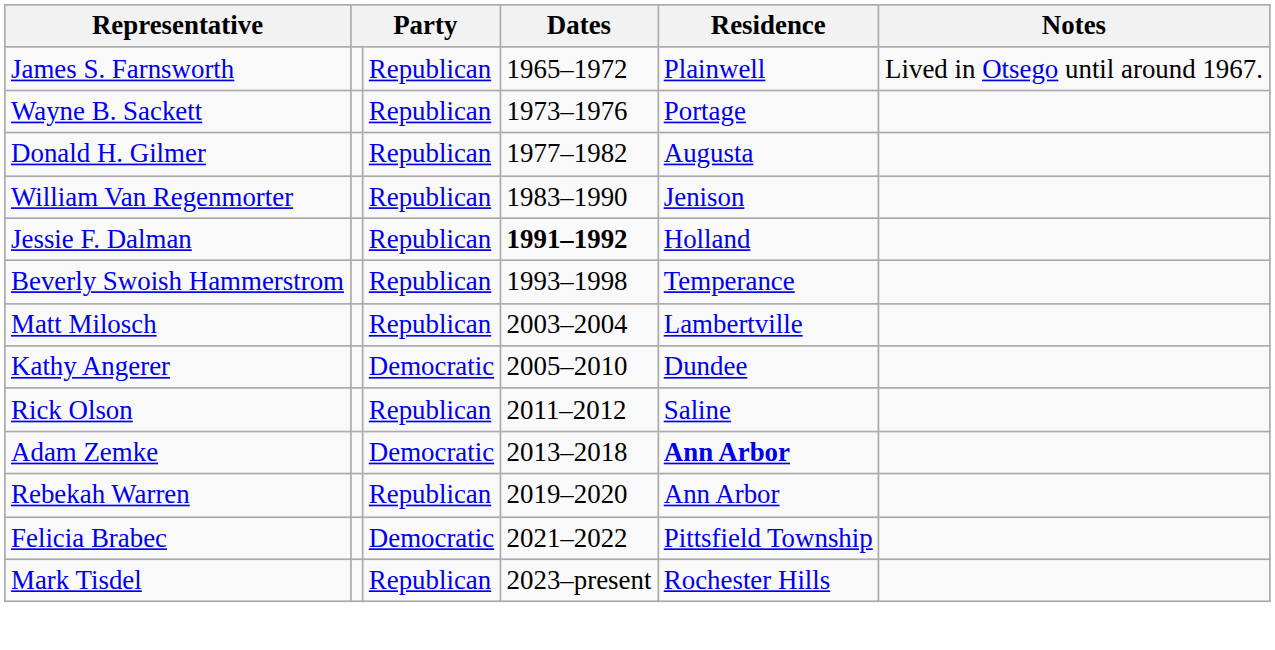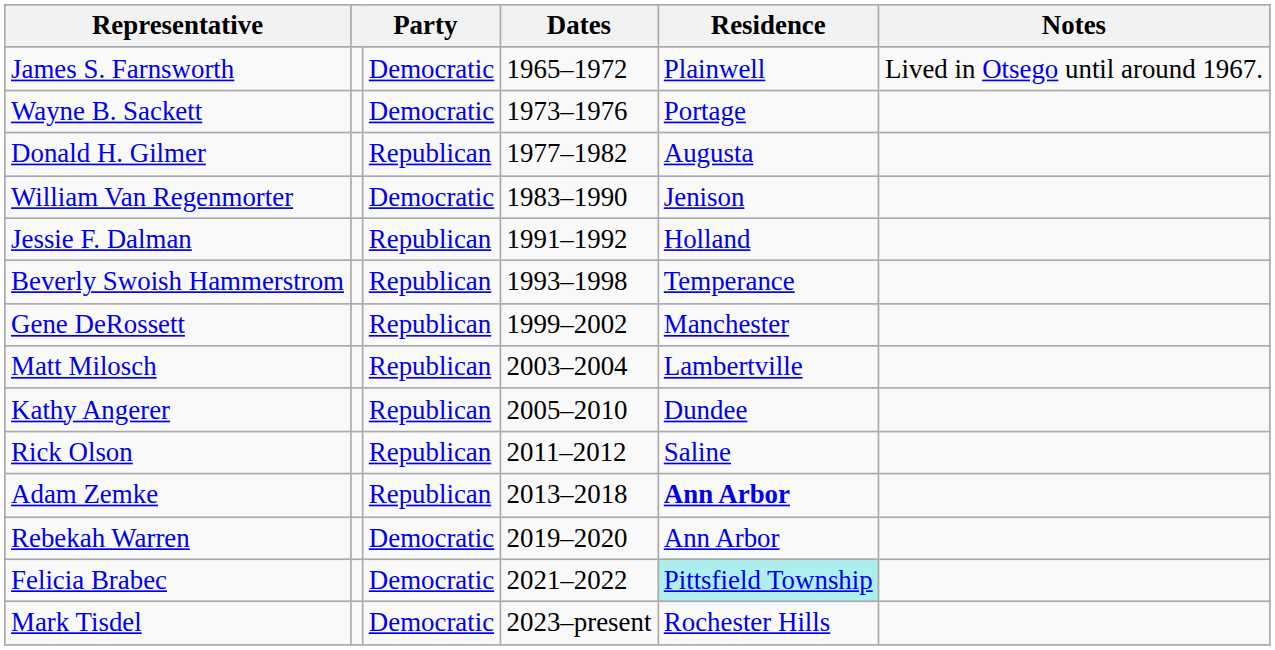(430, 68) Republican -> (431, 68) Democratic
(430, 111) Republican -> (431, 111) Democratic
(430, 196) Republican -> (431, 196) Democratic
(567, 238) bold -> (567, 238) normal
+ row: (98, 324)
(431, 366) Democratic -> (430, 409) Republican
(431, 452) Democratic -> (430, 494) Republican
(430, 494) Republican -> (431, 537) Democratic
(768, 537) no background -> (768, 580) paleturquoise background
(430, 580) Republican -> (431, 622) Democratic
